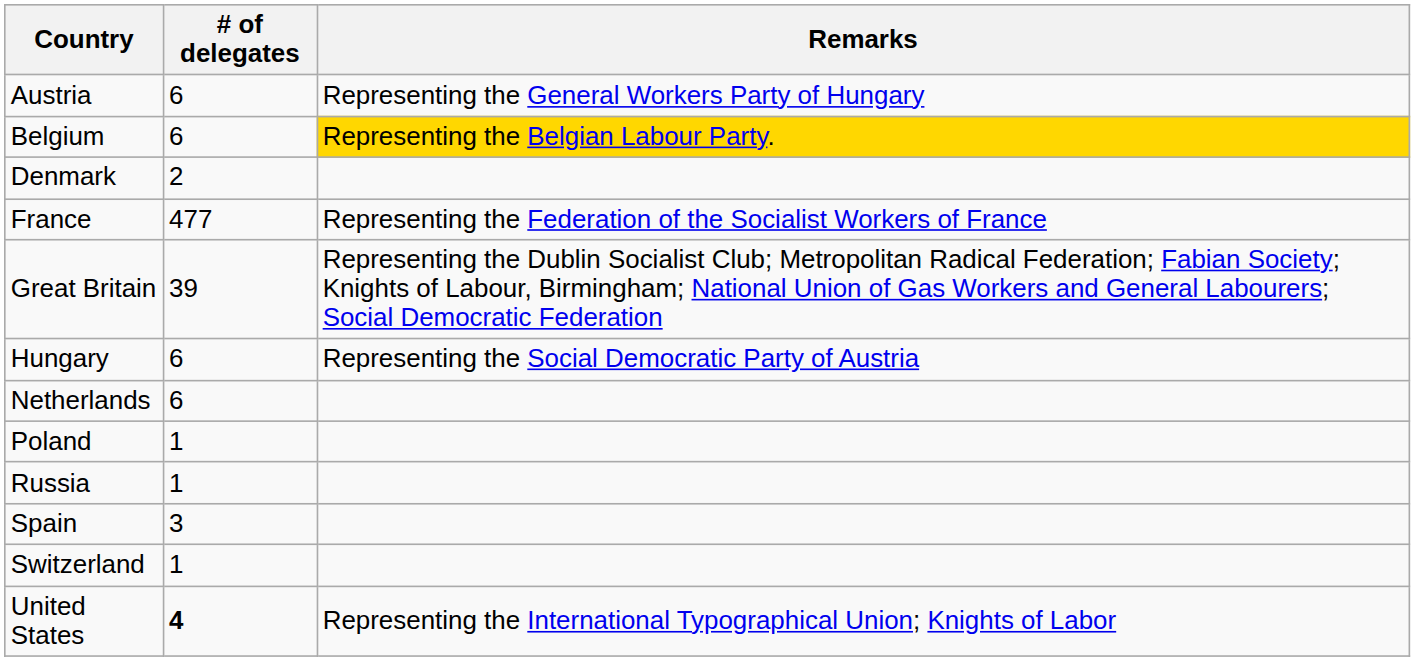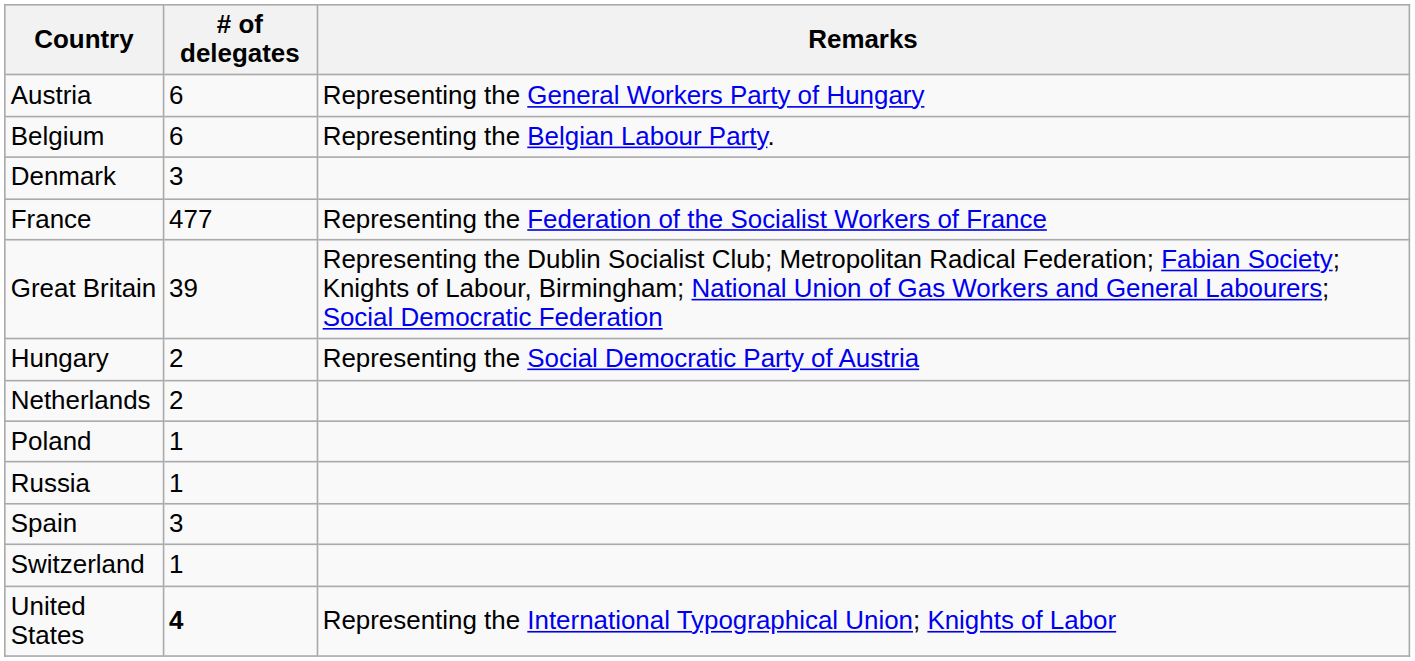(549, 136) gold background -> (549, 136) no background
(176, 177) 2 -> (176, 177) 3
(176, 359) 6 -> (176, 359) 2
(176, 400) 6 -> (176, 400) 2
